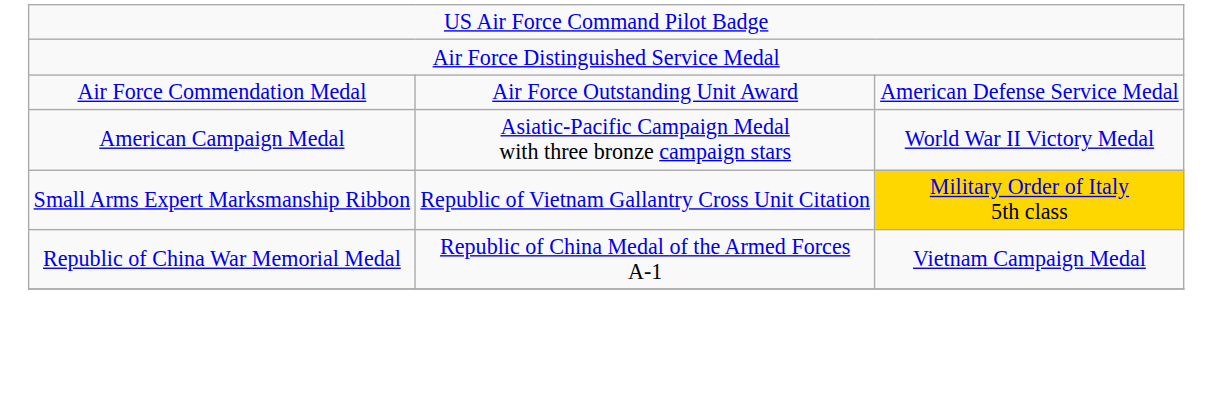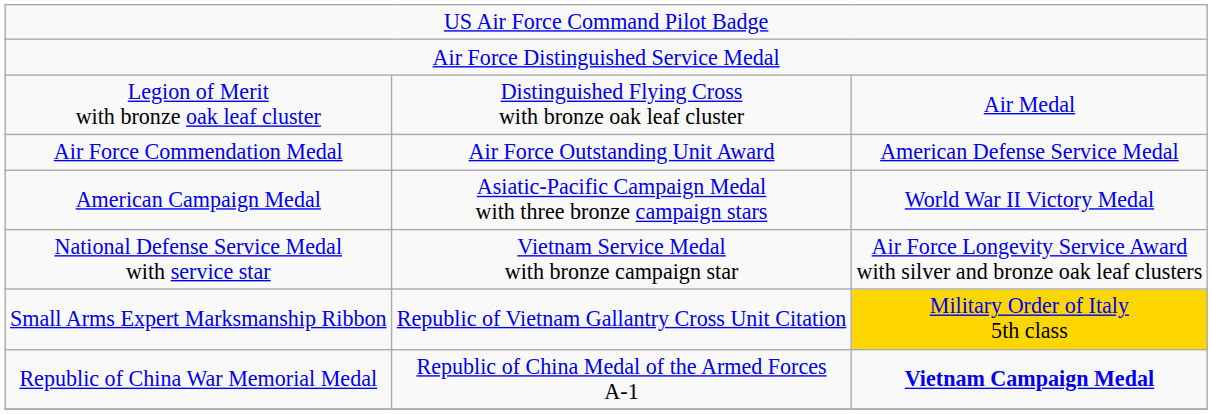+ row: (198, 104)
+ row: (198, 259)
(1029, 259) normal -> (1029, 378) bold
